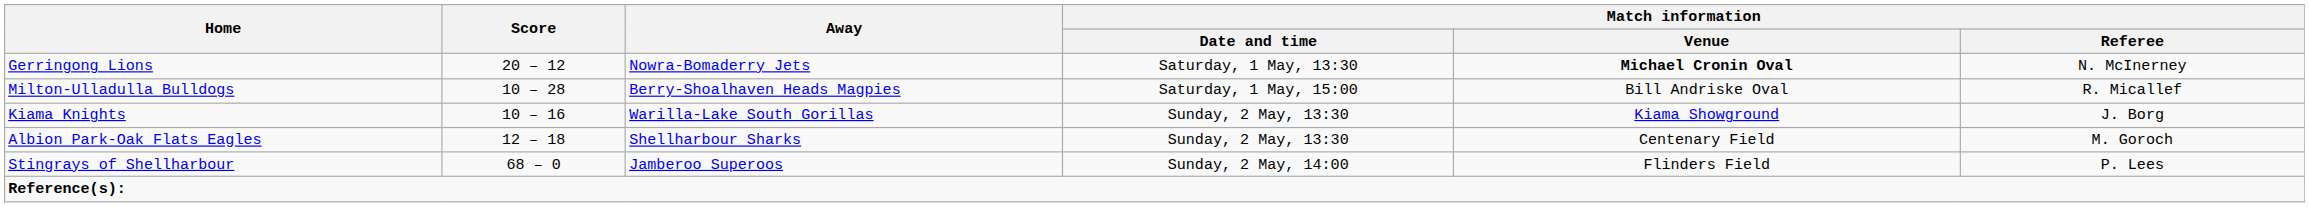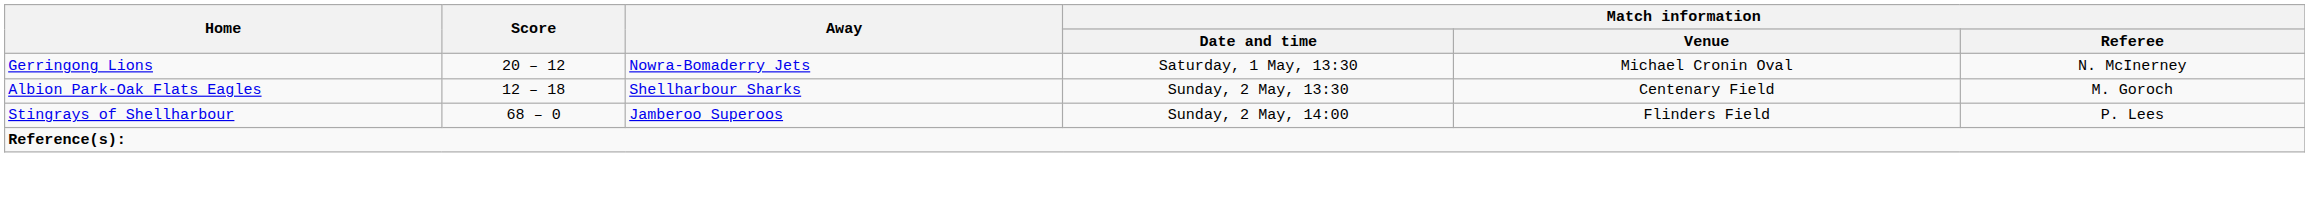(1707, 66) bold -> (1707, 66) normal
- row: (121, 91)
- row: (67, 115)
